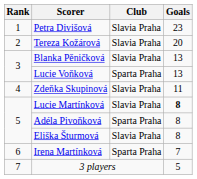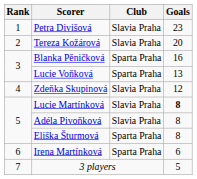(136, 58) Slavia Praha -> (137, 58) Sparta Praha
(178, 58) 13 -> (178, 58) 16
(178, 89) 11 -> (178, 89) 12
(137, 120) Sparta Praha -> (136, 120) Slavia Praha
(136, 136) Slavia Praha -> (137, 136) Sparta Praha
(178, 151) 7 -> (178, 151) 6
